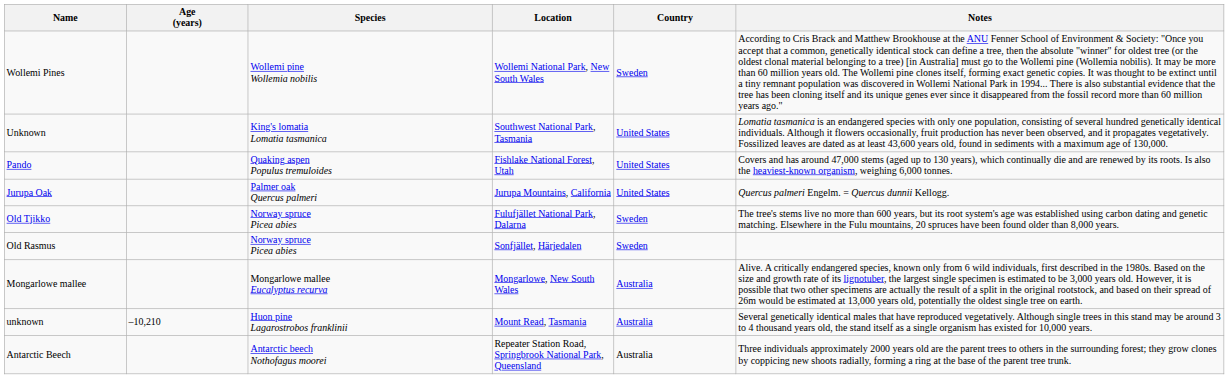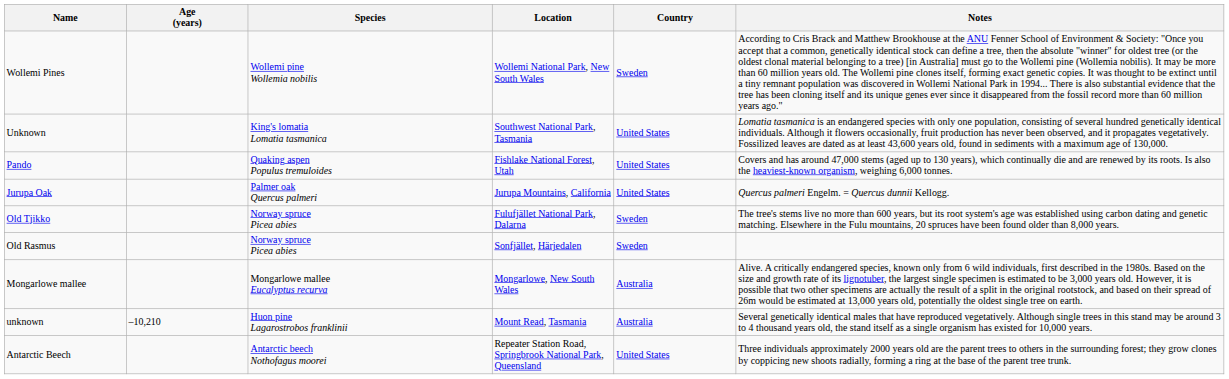(635, 354) Australia -> (643, 354) United States
